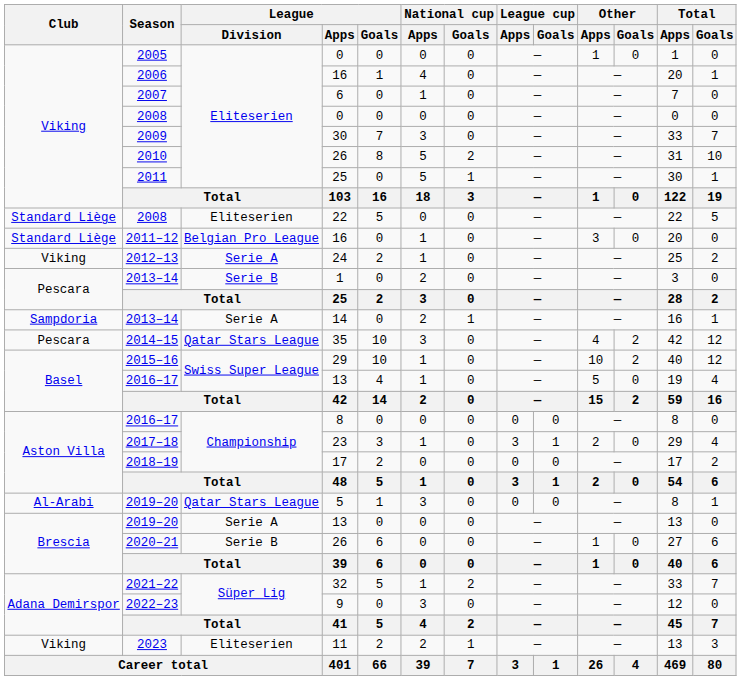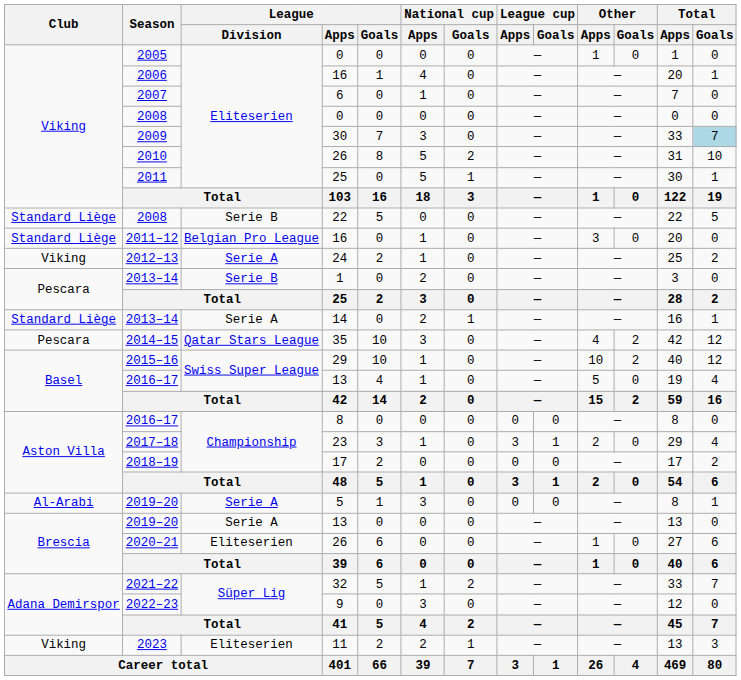(715, 137) no background -> (715, 137) lightblue background
(252, 218) Eliteserien -> (252, 218) Serie B
(64, 320) Sampdoria -> (64, 320) Standard Liège
(252, 503) Qatar Stars League -> (252, 503) Serie A
(252, 543) Serie B -> (252, 543) Eliteserien
